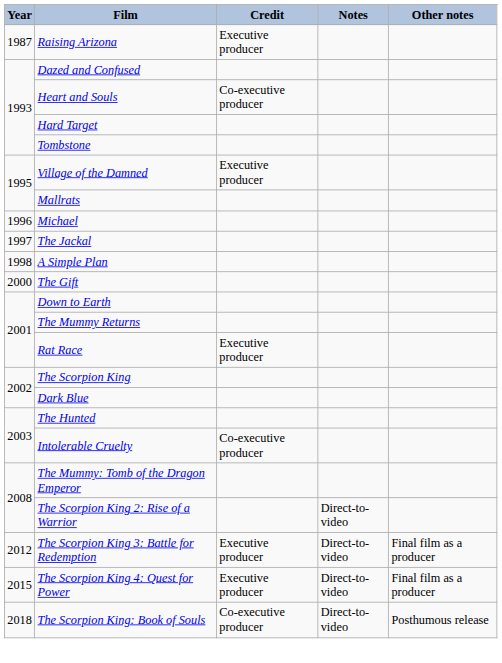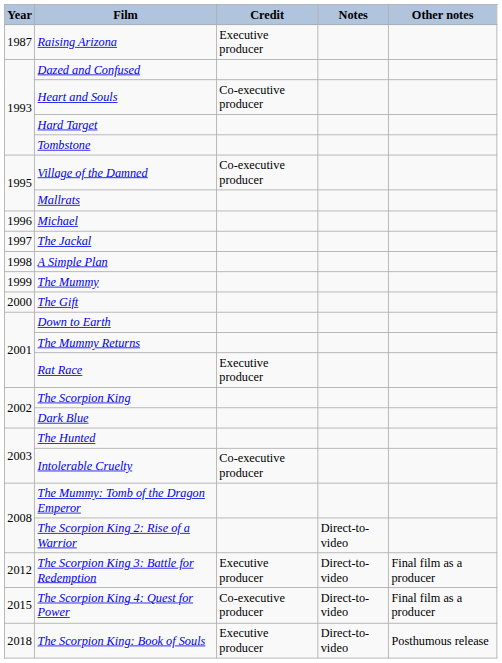(244, 173) Executive producer -> (252, 173) Co-executive producer
+ row: (68, 281)
(244, 585) Executive producer -> (252, 605) Co-executive producer
(252, 620) Co-executive producer -> (244, 640) Executive producer
